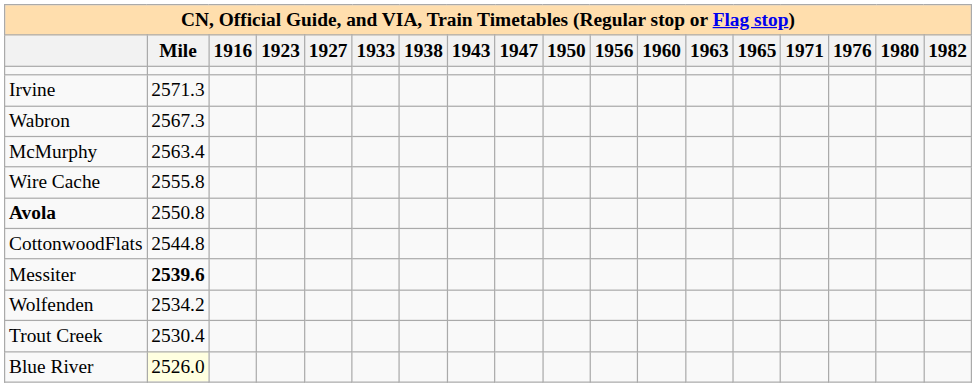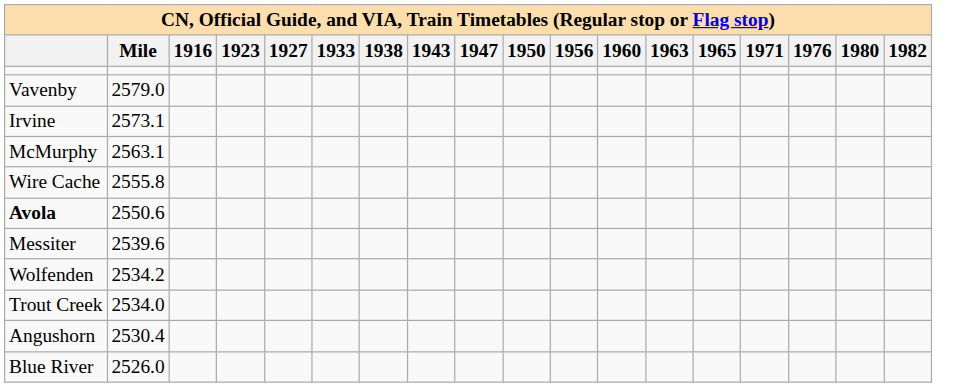+ row: (43, 90)
(178, 90) 2571.3 -> (138, 120) 2573.1
- row: (39, 120)
(178, 151) 2563.4 -> (138, 151) 2563.1
(178, 212) 2550.8 -> (138, 212) 2550.6
- row: (76, 243)
(178, 274) bold -> (138, 243) normal
(178, 335) 2530.4 -> (138, 305) 2534.0
+ row: (52, 335)
(178, 366) lightyellow background -> (138, 366) no background
